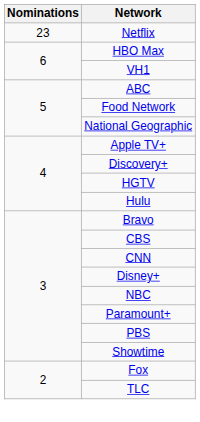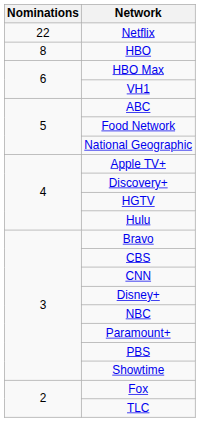(43, 32) 23 -> (43, 32) 22
+ row: (138, 51)
